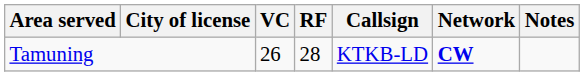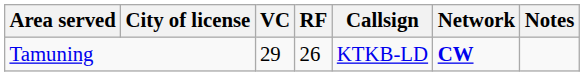(270, 53) 26 -> (270, 53) 29
(310, 53) 28 -> (310, 53) 26
